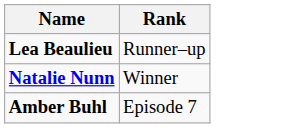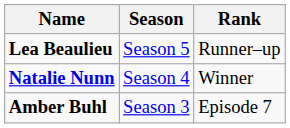+ column: (156, 19)
